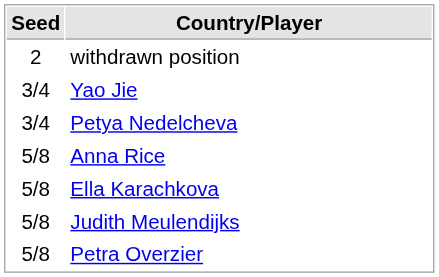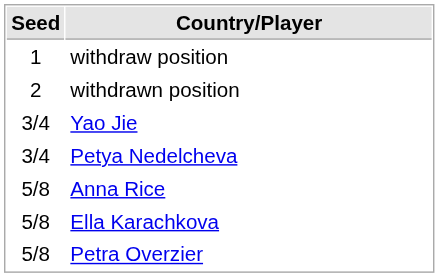+ row: (149, 57)
- row: (155, 221)
